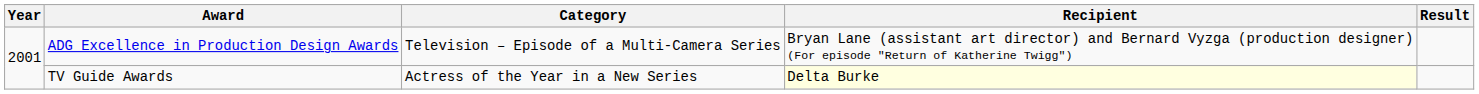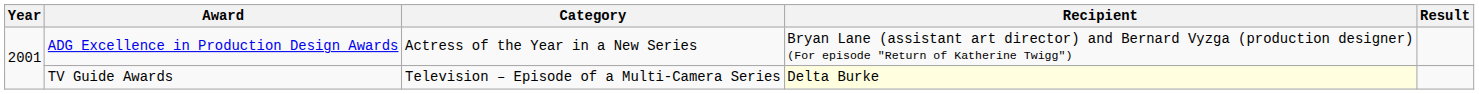(593, 47) Television – Episode of a Multi-Camera Series -> (551, 47) Actress of the Year in a New Series
(551, 77) Actress of the Year in a New Series -> (593, 77) Television – Episode of a Multi-Camera Series
